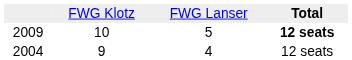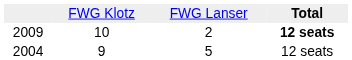(209, 32) 5 -> (209, 32) 2
(209, 51) 4 -> (209, 51) 5
